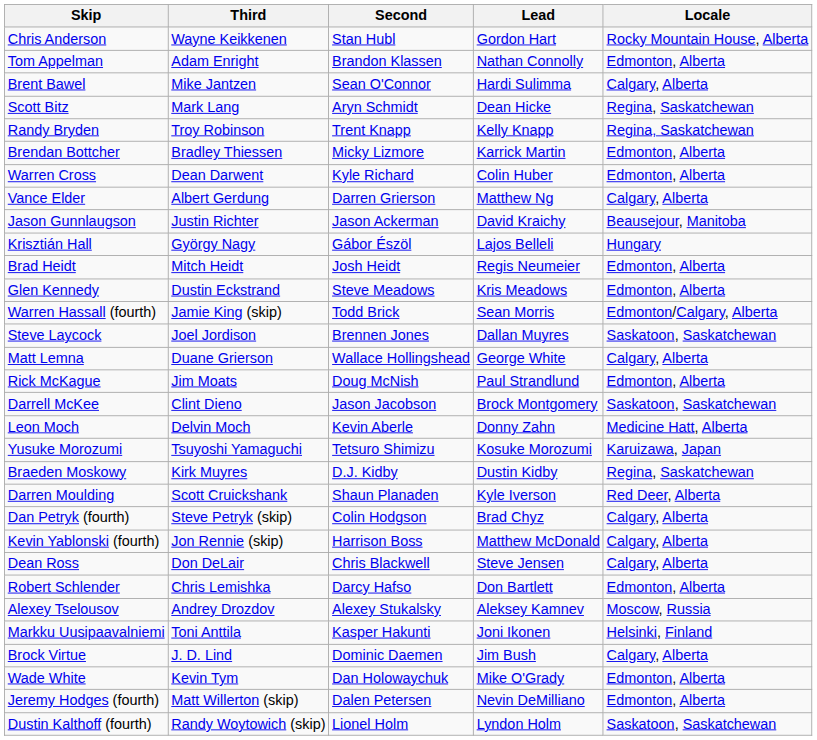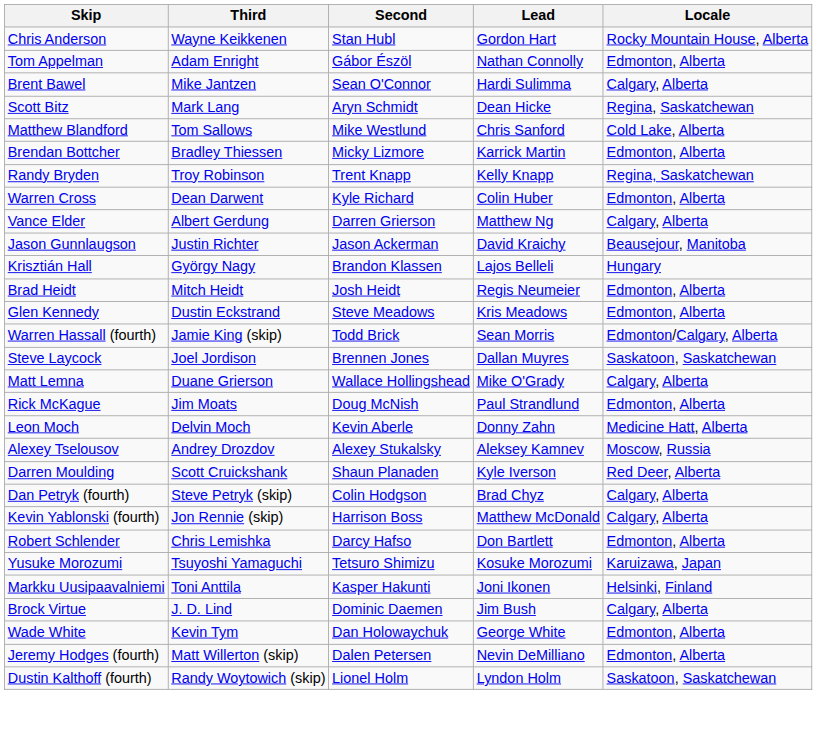(387, 61) Brandon Klassen -> (372, 61) Gábor Észöl
+ row: (68, 130)
rows swapped: (64, 152) <-> (53, 130)
(372, 244) Gábor Észöl -> (387, 267) Brandon Klassen
(521, 358) George White -> (520, 381) Mike O'Grady
- row: (53, 404)
rows swapped: (65, 449) <-> (63, 609)
- row: (67, 472)
- row: (43, 564)
(520, 678) Mike O'Grady -> (521, 632) George White
